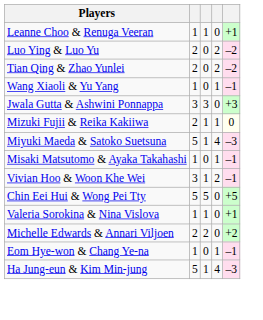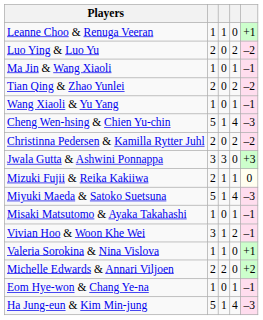+ row: (59, 68)
+ row: (89, 123)
+ row: (106, 141)
- row: (76, 196)
